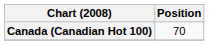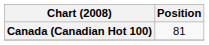(179, 31) 70 -> (179, 31) 81
